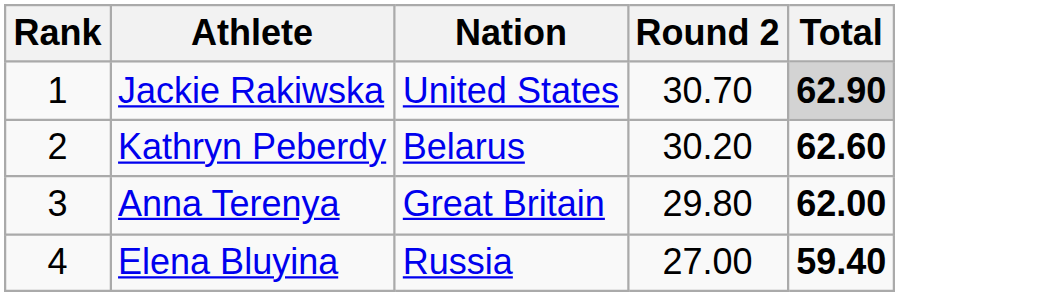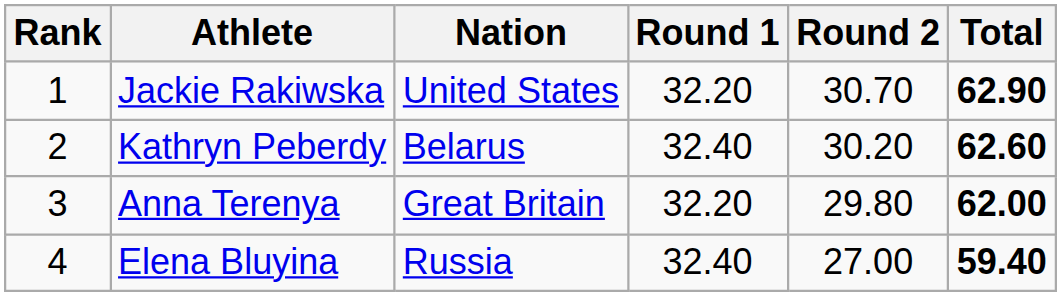+ column: (708, 33)
(841, 90) lightgrey background -> (1002, 90) no background
